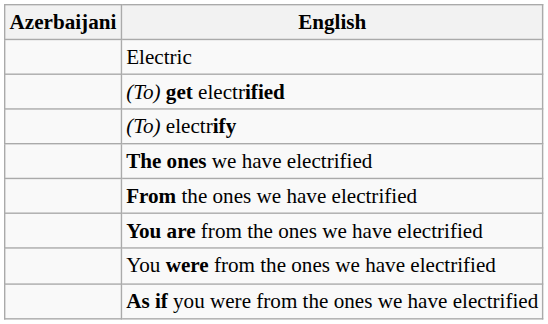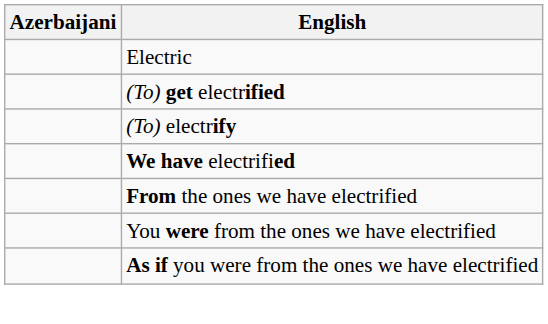+ row: (211, 161)
- row: (249, 161)
- row: (304, 231)
